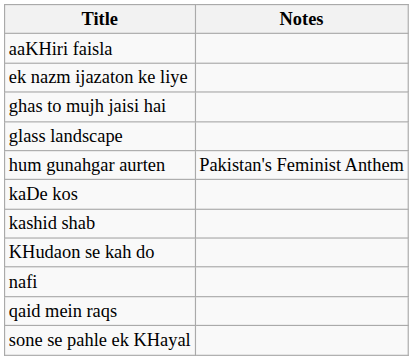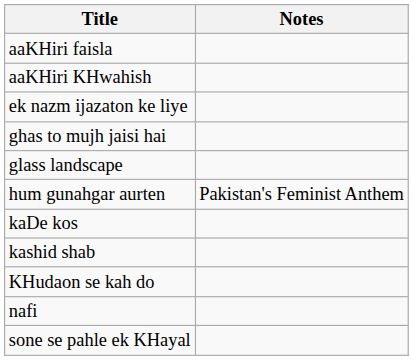+ row: (80, 77)
- row: (63, 310)
